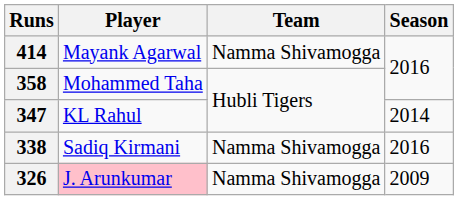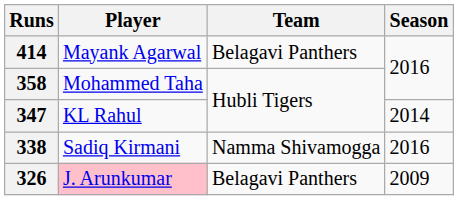(296, 52) Namma Shivamogga -> (284, 52) Belagavi Panthers
(296, 178) Namma Shivamogga -> (284, 178) Belagavi Panthers
